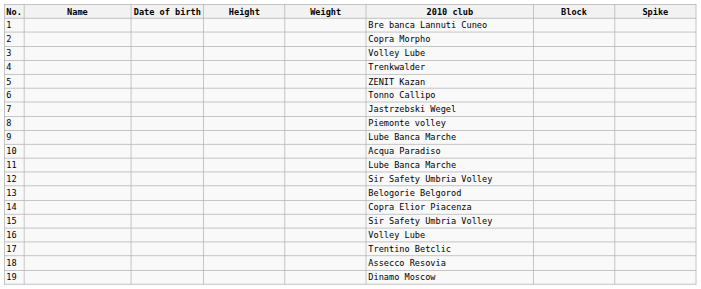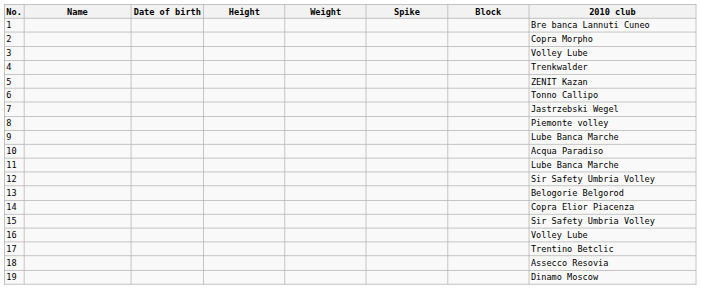columns swapped: (655, 11) <-> (450, 11)
